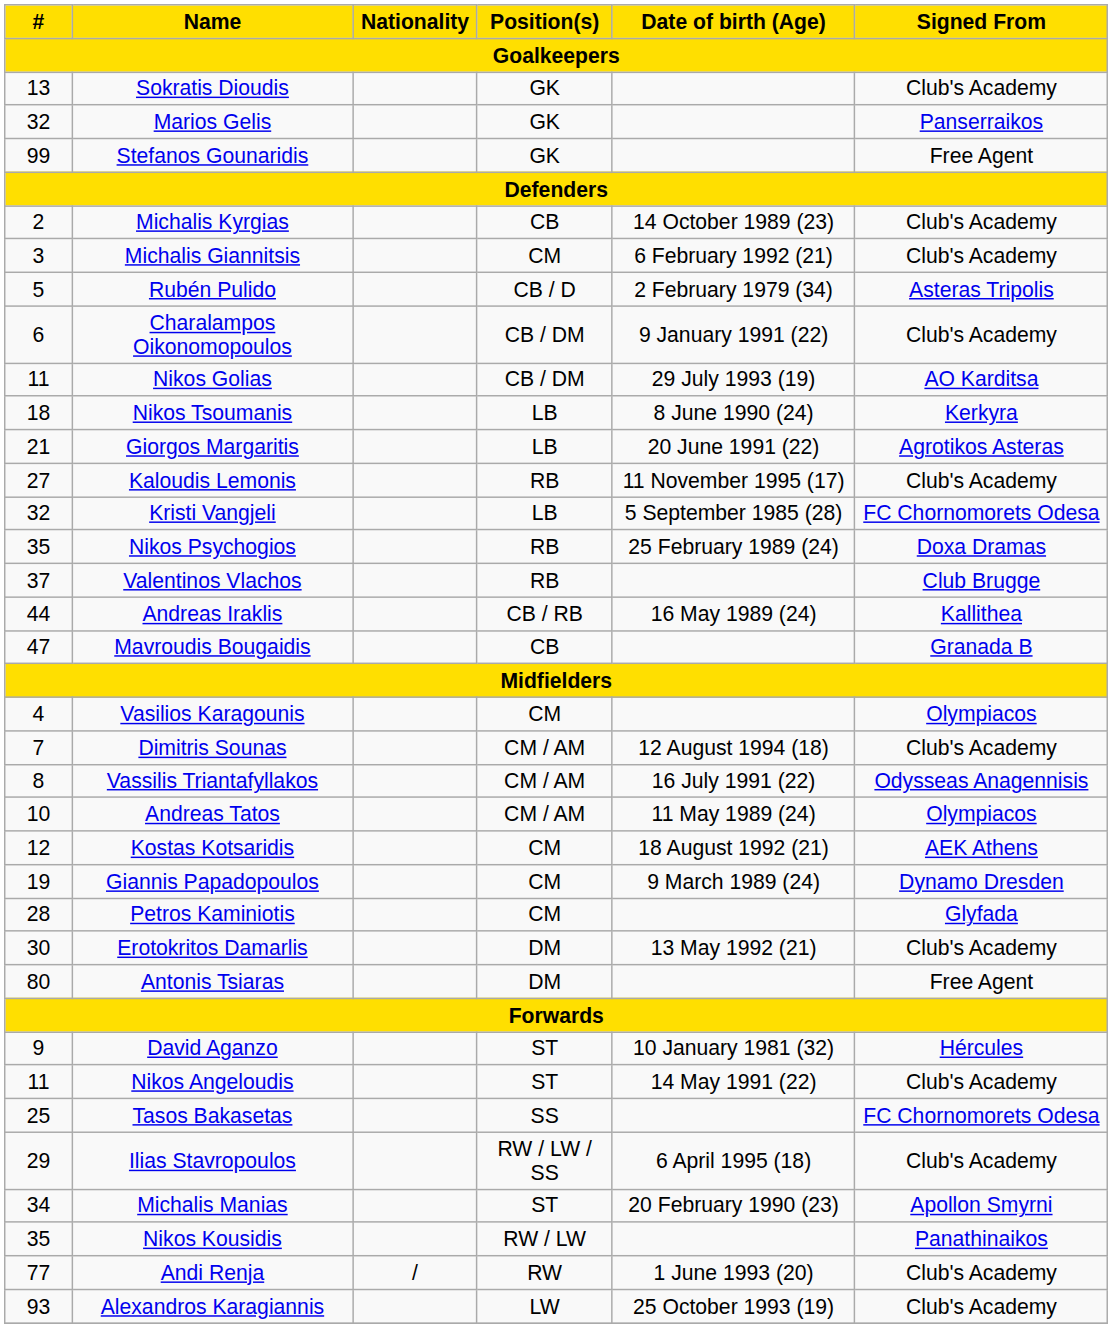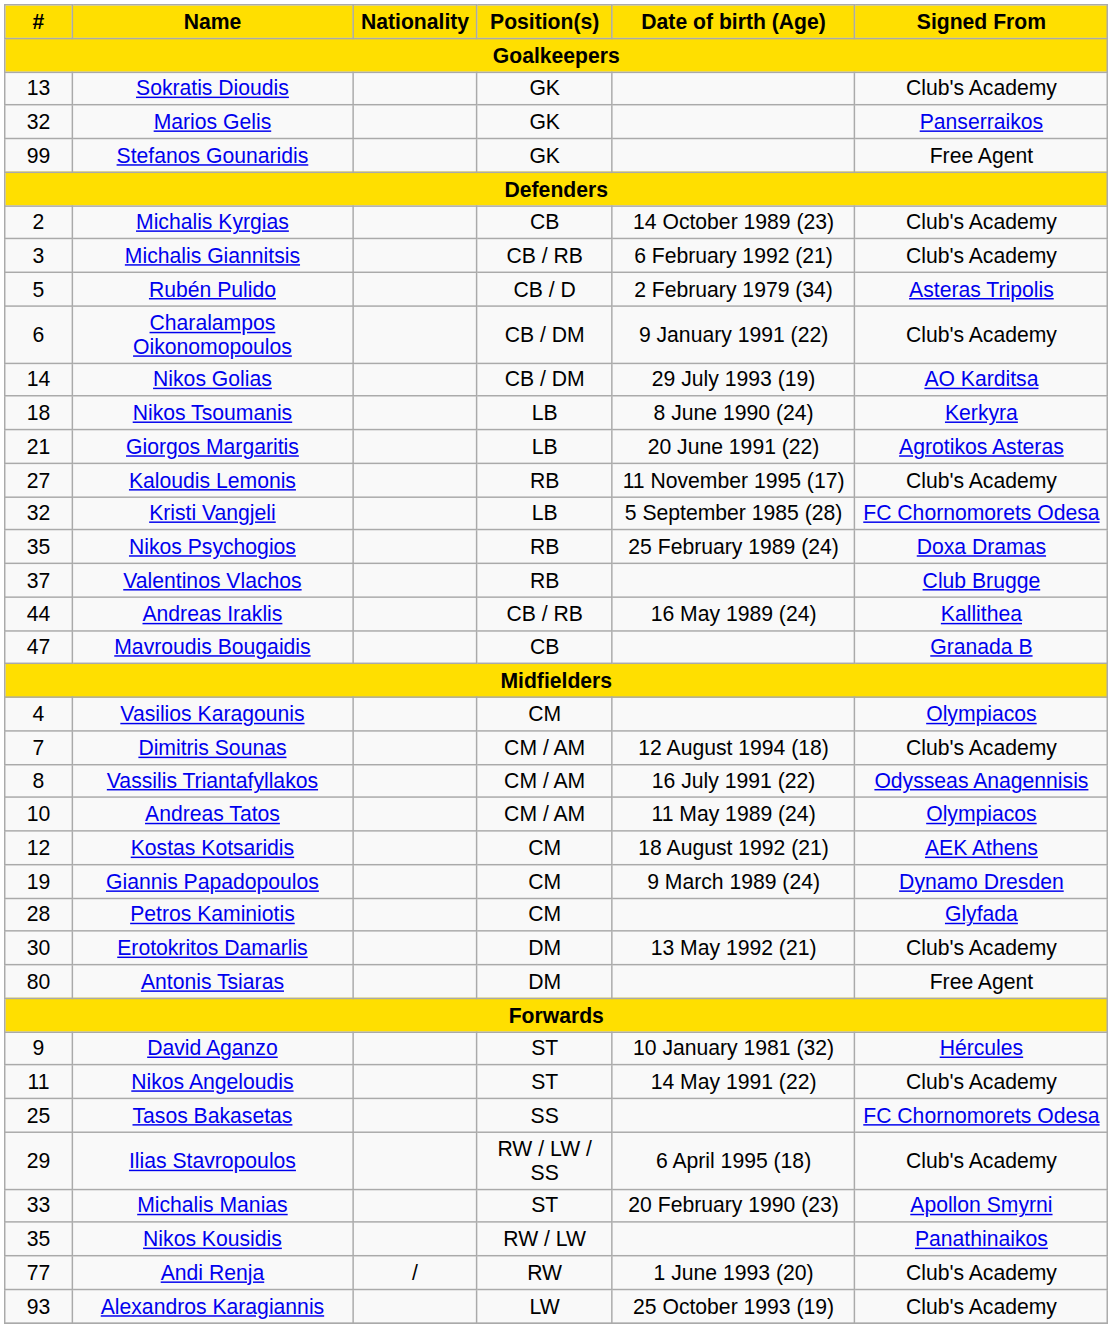(545, 256) CM -> (545, 256) CB / RB
(38, 380) 11 -> (38, 380) 14
(38, 1206) 34 -> (38, 1206) 33
